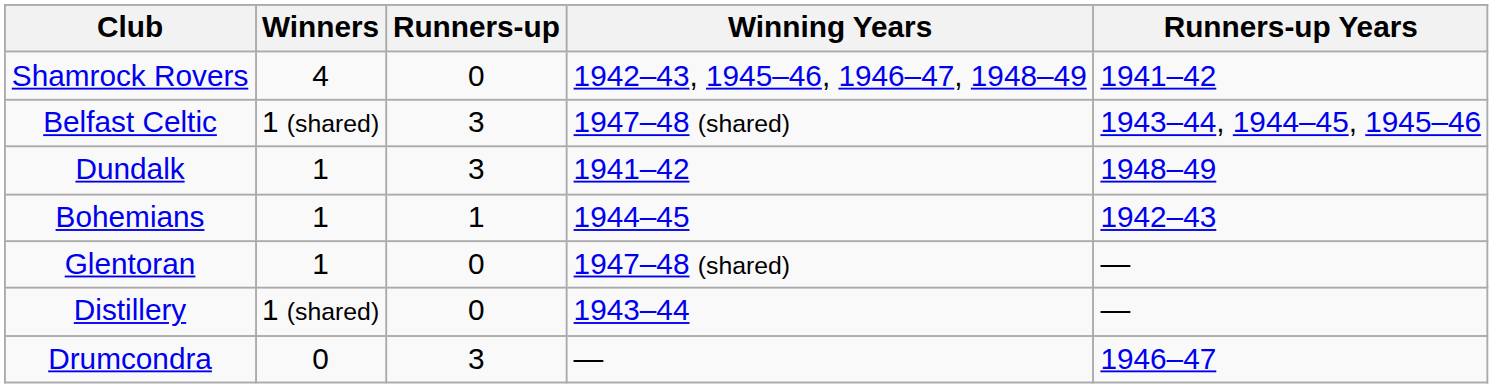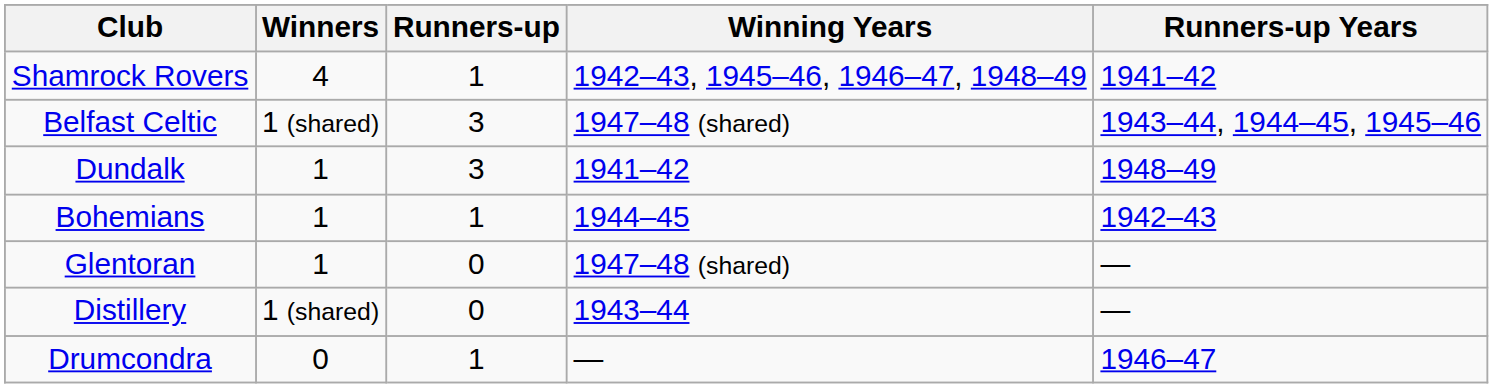(476, 75) 0 -> (476, 75) 1
(476, 358) 3 -> (476, 358) 1
